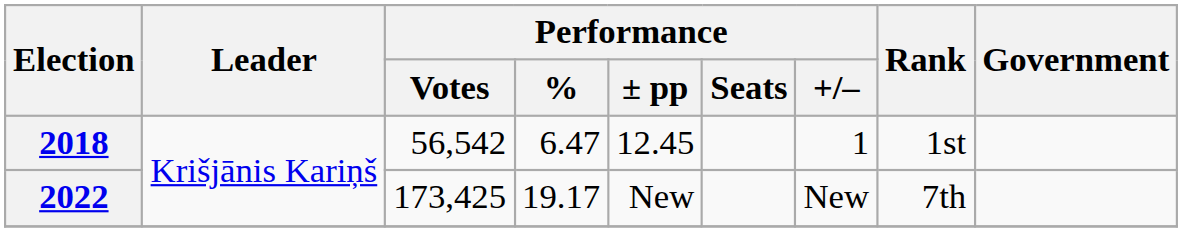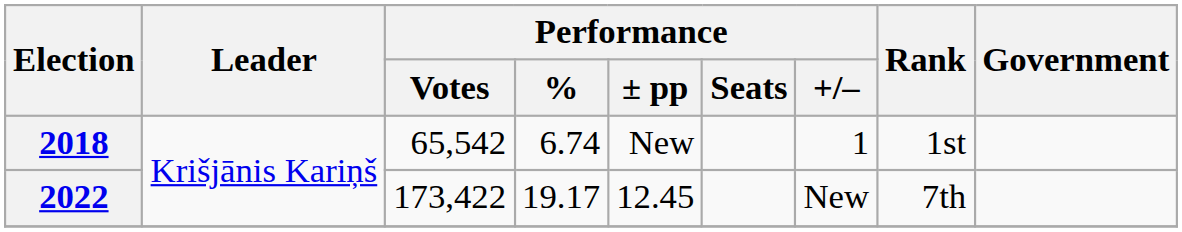(458, 142) 56,542 -> (458, 142) 65,542
(570, 142) 6.47 -> (570, 142) 6.74
(655, 142) 12.45 -> (662, 142) New
(450, 197) 173,425 -> (450, 197) 173,422
(662, 197) New -> (655, 197) 12.45
